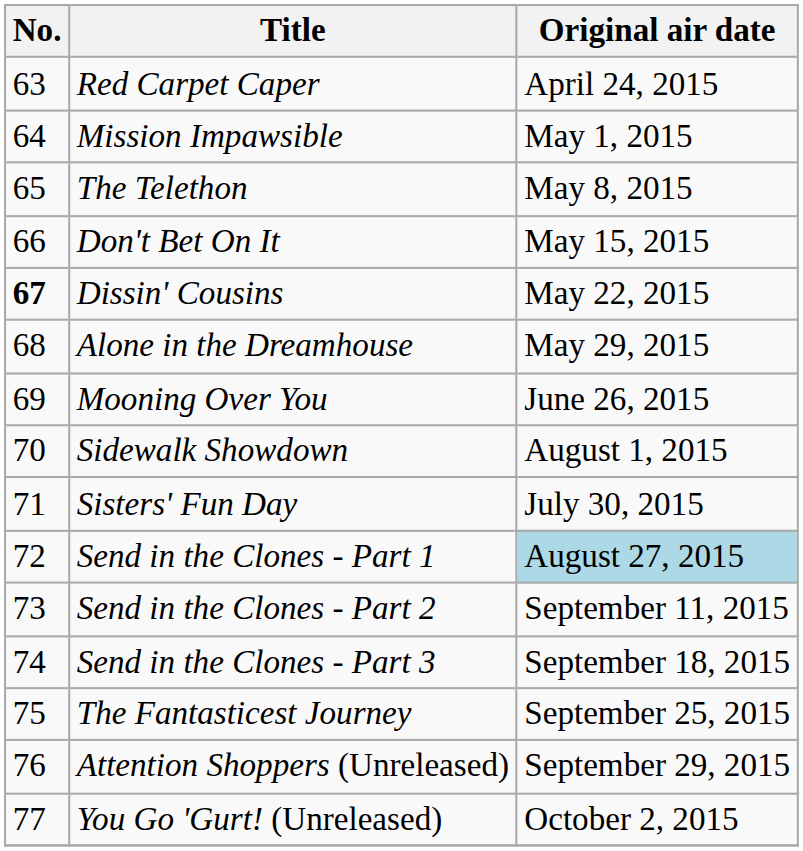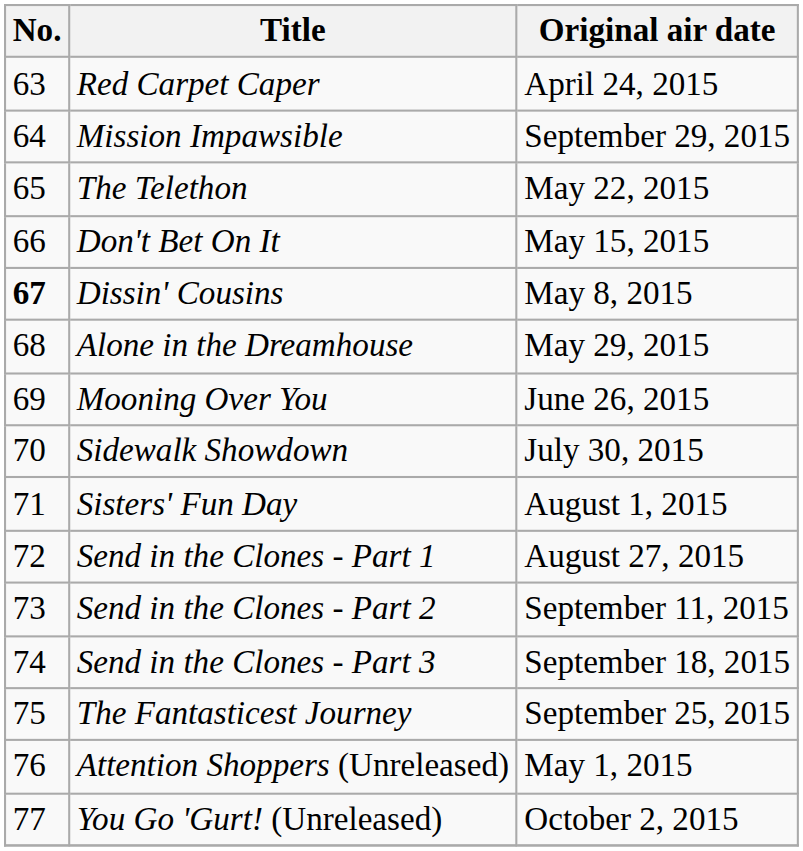(608, 135) May 1, 2015 -> (657, 135) September 29, 2015
(608, 188) May 8, 2015 -> (617, 188) May 22, 2015
(617, 293) May 22, 2015 -> (608, 293) May 8, 2015
(626, 450) August 1, 2015 -> (614, 450) July 30, 2015
(614, 503) July 30, 2015 -> (626, 503) August 1, 2015
(634, 556) lightblue background -> (634, 556) no background
(657, 766) September 29, 2015 -> (608, 766) May 1, 2015
